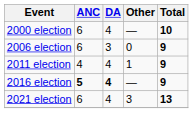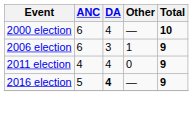(129, 47) 0 -> (129, 47) 1
(129, 64) 1 -> (129, 64) 0
(80, 82) bold -> (80, 82) normal
- row: (39, 99)
